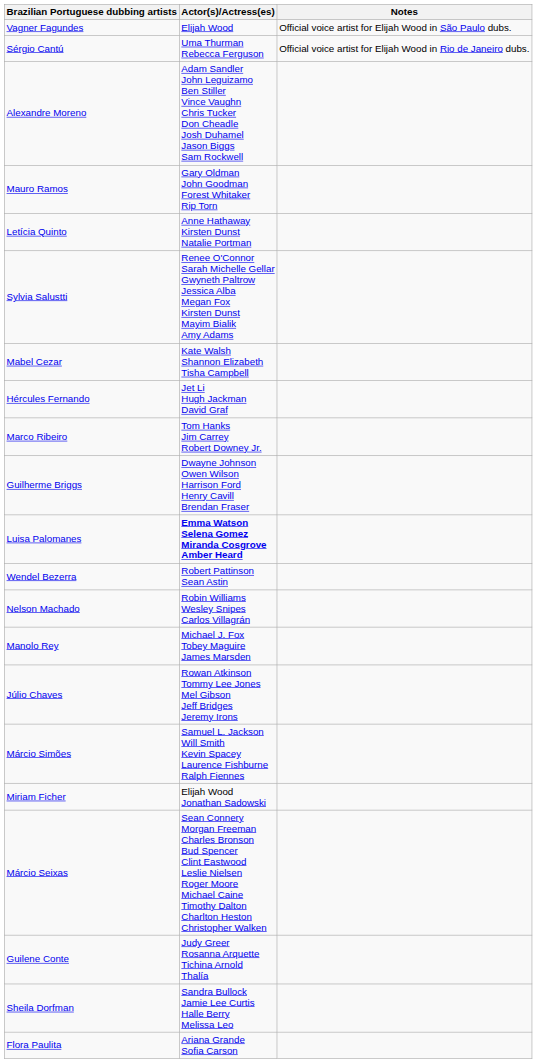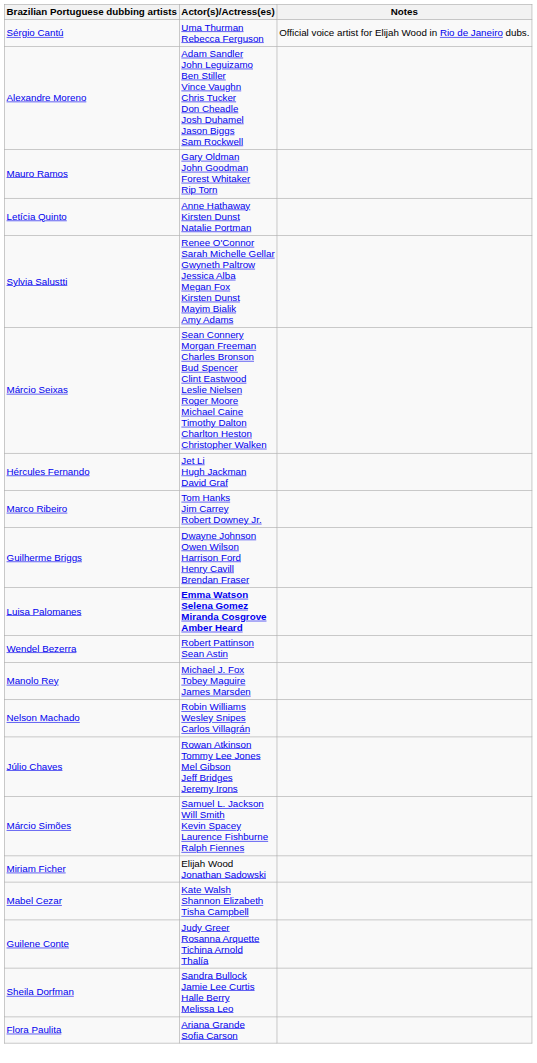- row: (45, 27)
rows swapped: (37, 872) <-> (34, 362)
rows swapped: (43, 608) <-> (33, 646)
